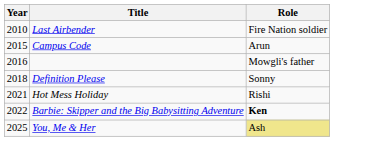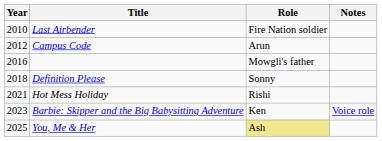+ column: (353, 12)
(17, 45) 2015 -> (17, 45) 2012
(17, 111) 2022 -> (17, 111) 2023
(258, 111) bold -> (257, 111) normal
